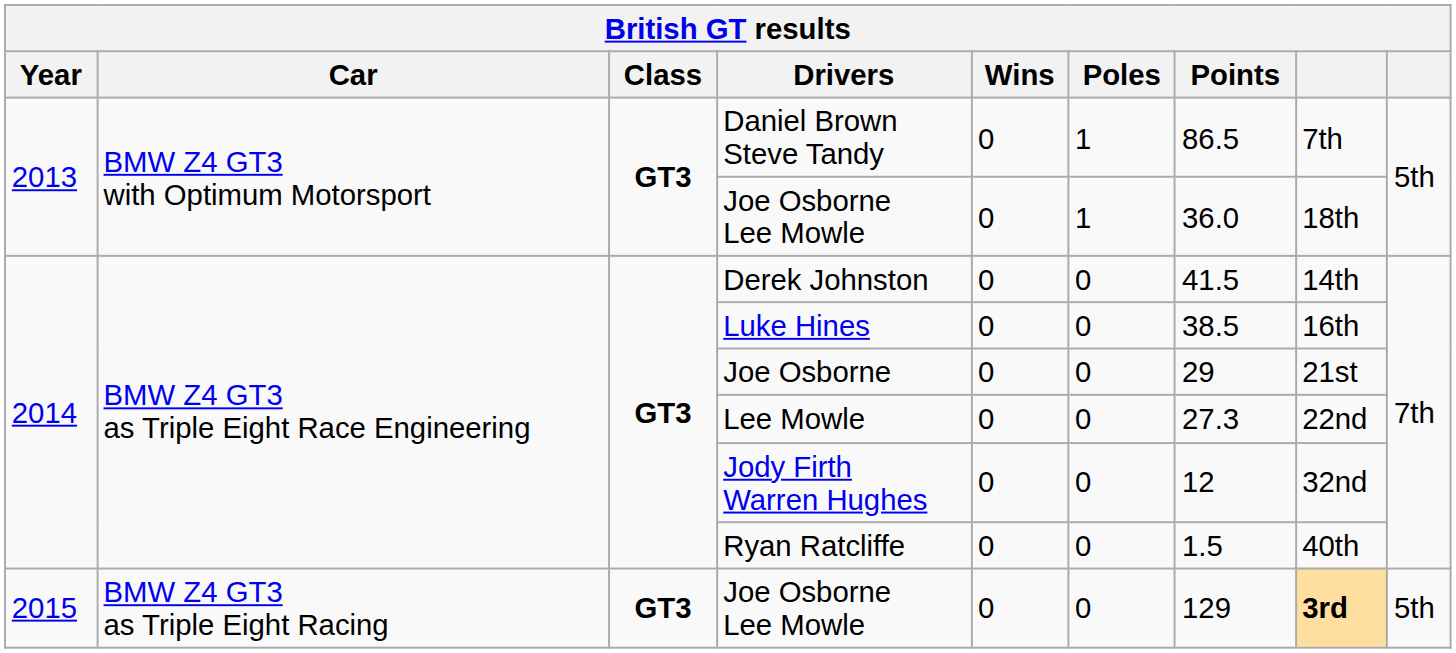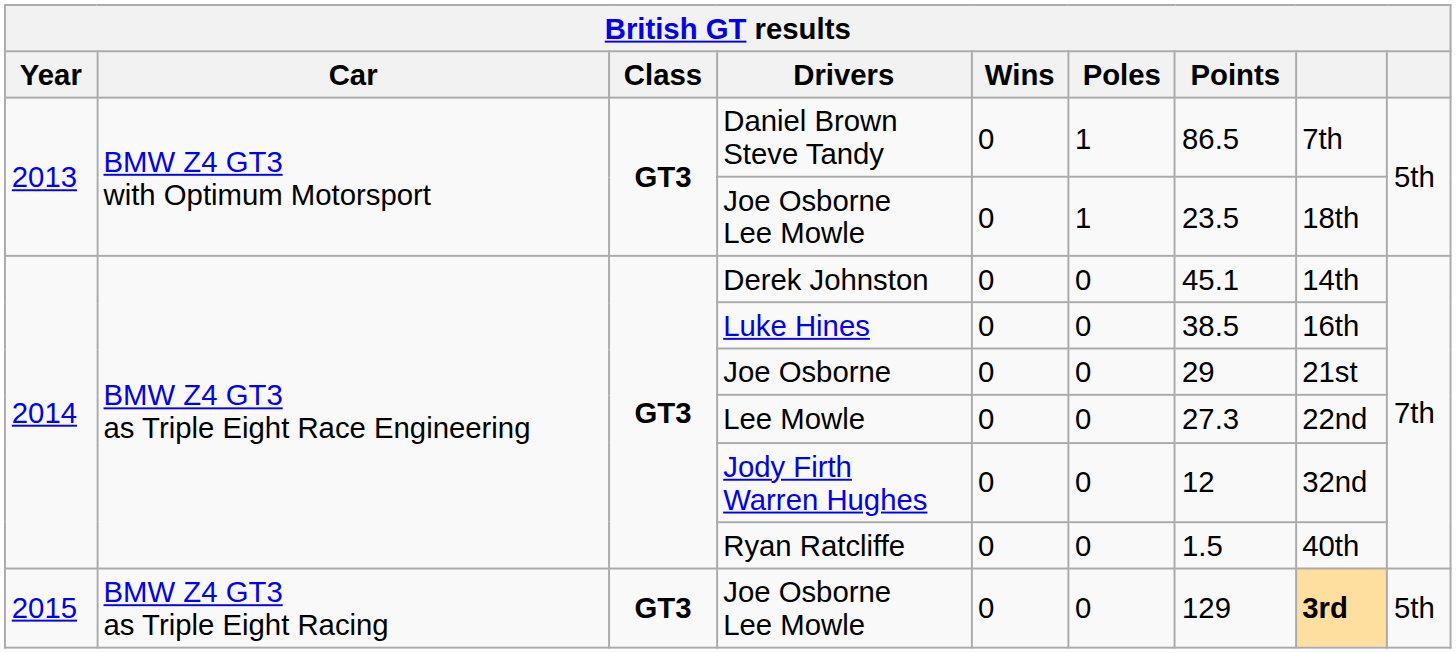(1211, 217) 36.0 -> (1211, 217) 23.5
(1211, 280) 41.5 -> (1211, 280) 45.1
